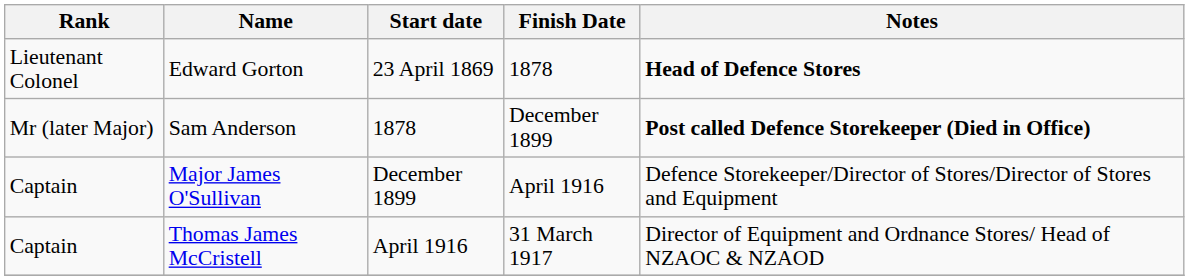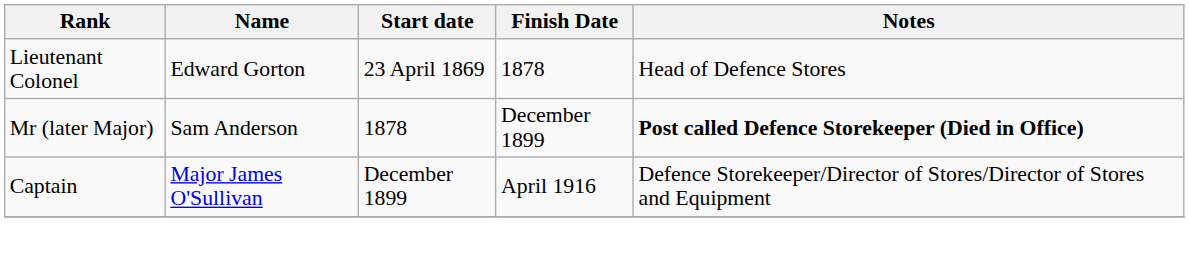(753, 68) bold -> (742, 68) normal
- row: (233, 245)
